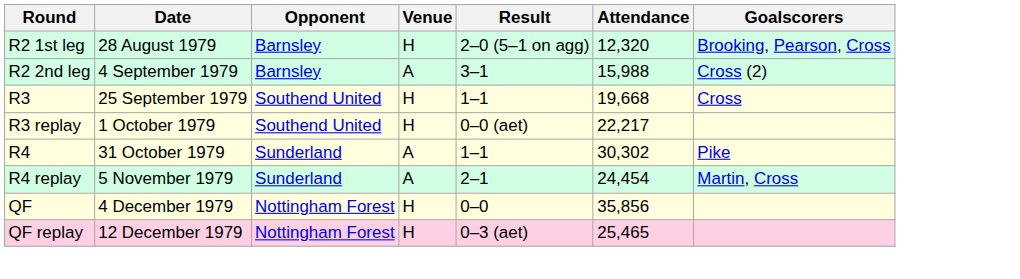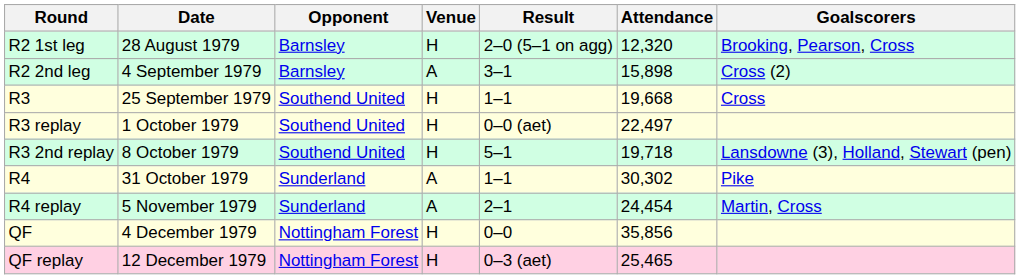(623, 71) 15,988 -> (647, 71) 15,898
(623, 125) 22,217 -> (647, 125) 22,497
+ row: (61, 152)
